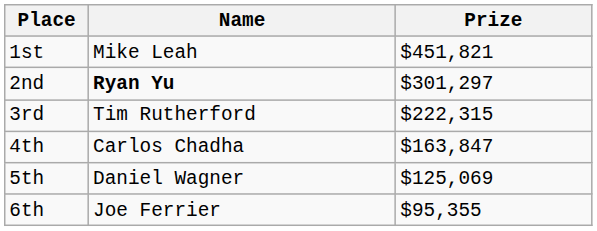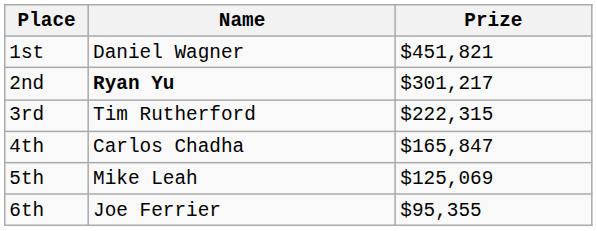(145, 52) Mike Leah -> (169, 52) Daniel Wagner
(447, 84) $301,297 -> (447, 84) $301,217
(447, 147) $163,847 -> (447, 147) $165,847
(169, 178) Daniel Wagner -> (145, 178) Mike Leah
